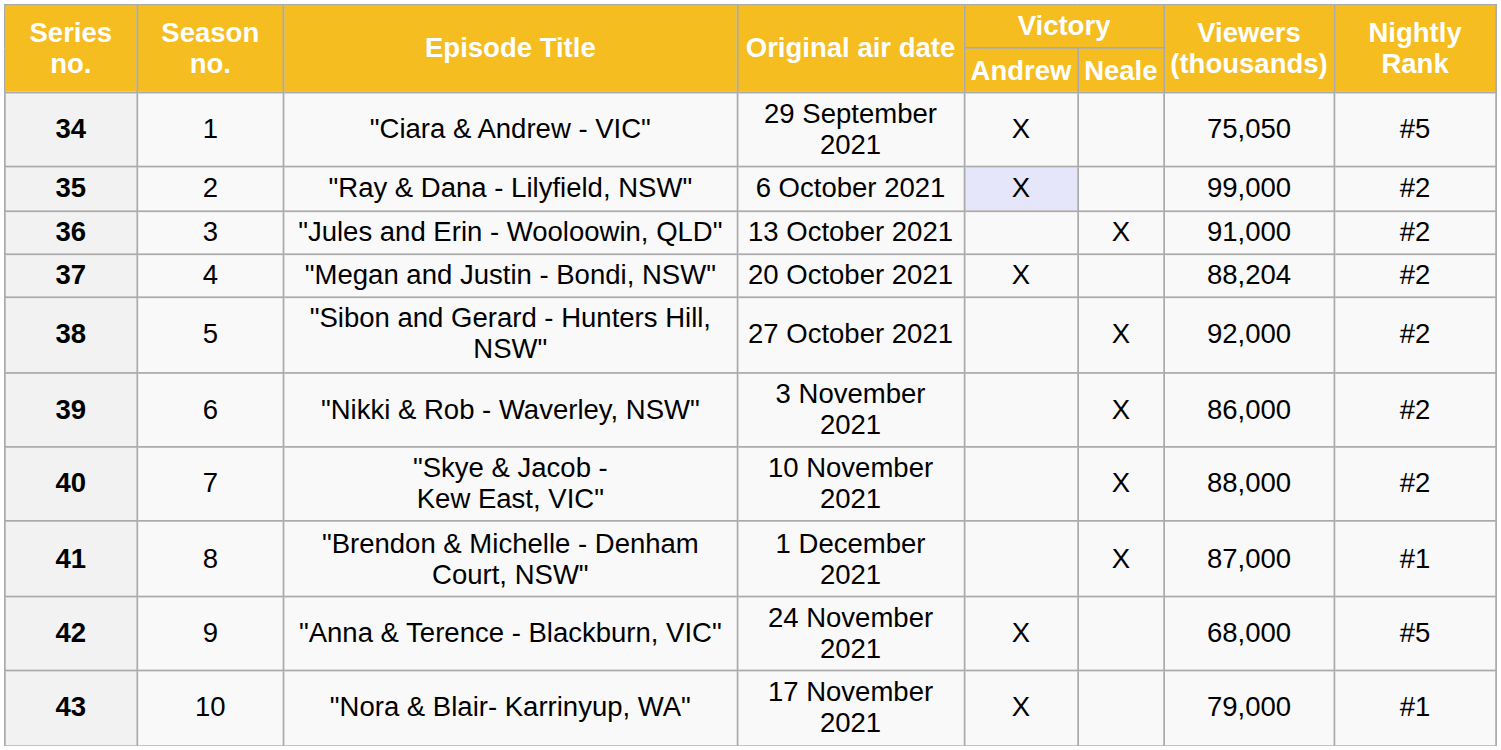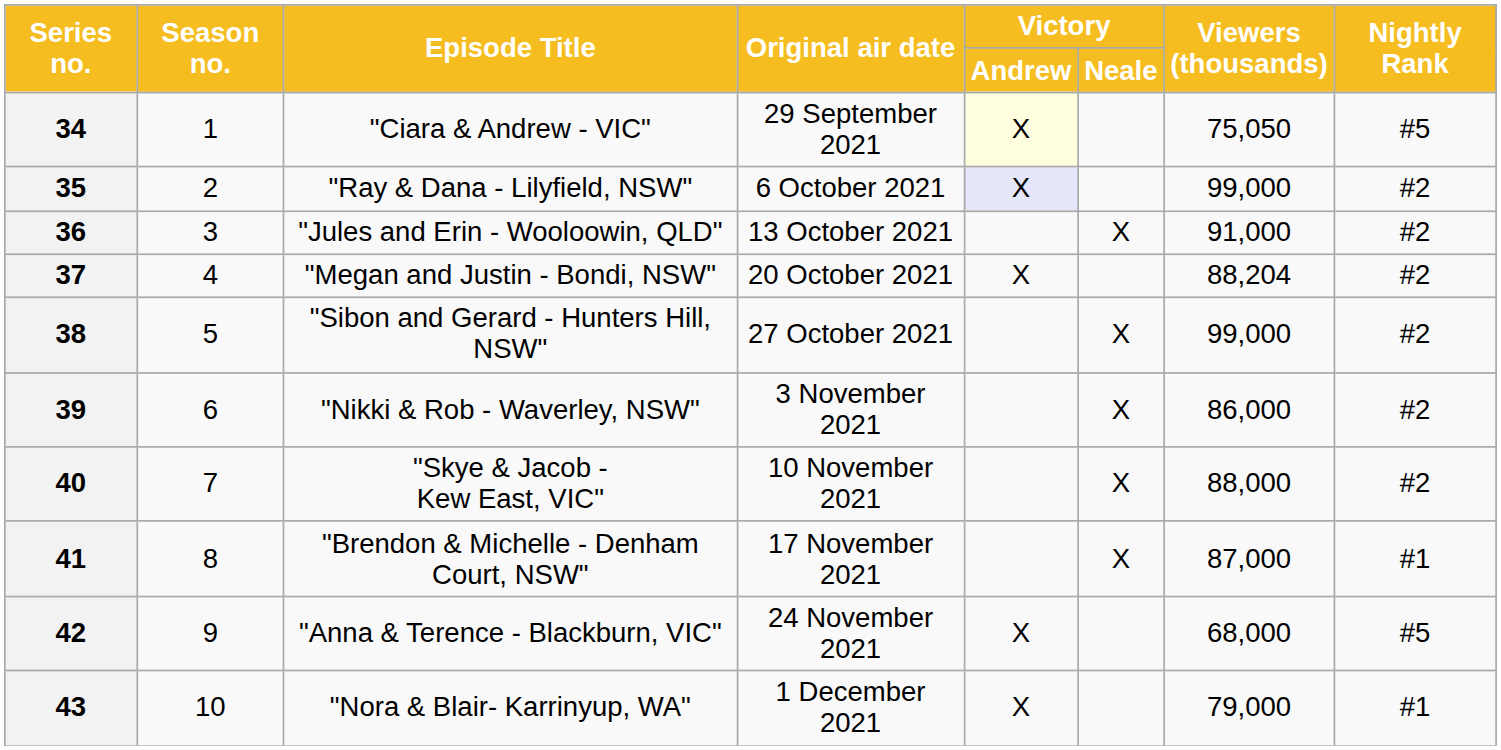(1021, 129) no background -> (1021, 129) lightyellow background
(1249, 334) 92,000 -> (1249, 334) 99,000
(851, 558) 1 December 2021 -> (850, 558) 17 November 2021
(850, 707) 17 November 2021 -> (851, 707) 1 December 2021
